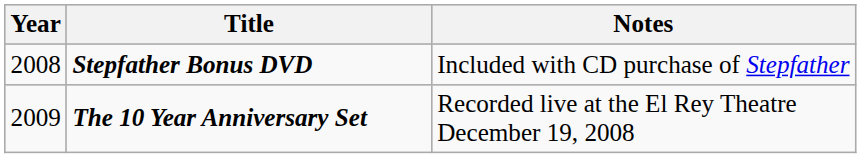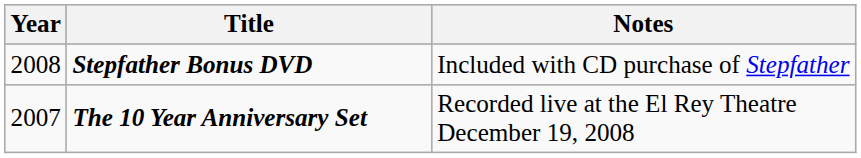(36, 118) 2009 -> (36, 118) 2007
